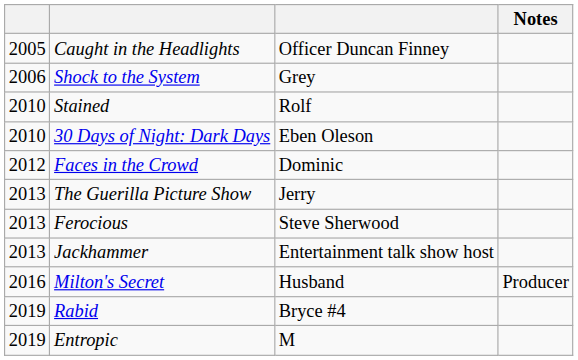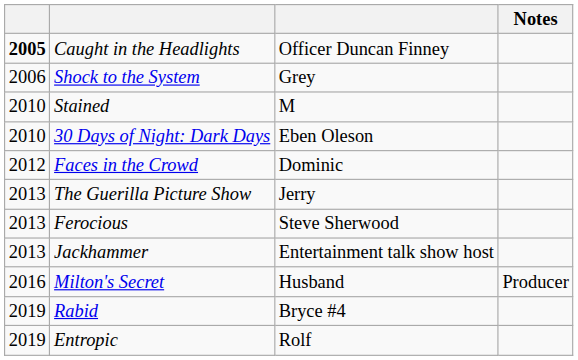(27, 48) normal -> (27, 48) bold
(295, 106) Rolf -> (287, 106) M
(287, 340) M -> (295, 340) Rolf
